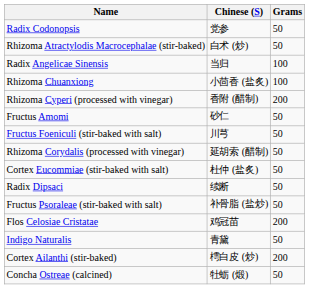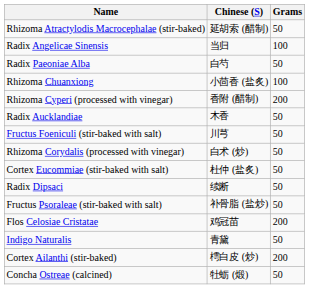- row: (43, 29)
(229, 46) 白术 (炒) -> (239, 28) 延胡索 (醋制)
+ row: (48, 64)
+ row: (44, 116)
- row: (38, 116)
(239, 151) 延胡索 (醋制) -> (229, 151) 白术 (炒)
